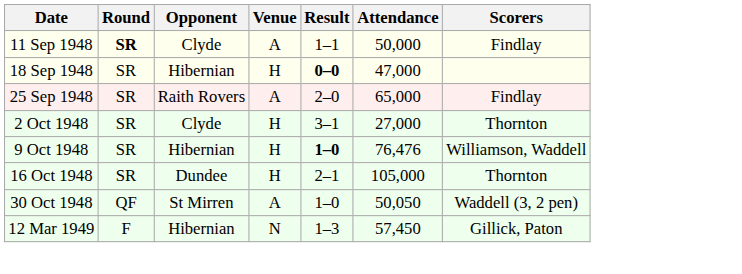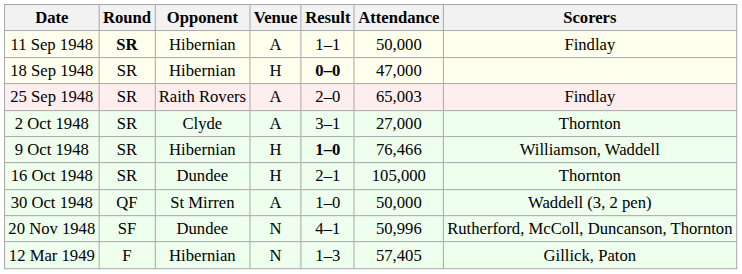(201, 44) Clyde -> (202, 44) Hibernian
(398, 96) 65,000 -> (399, 96) 65,003
(275, 123) H -> (276, 123) A
(398, 149) 76,476 -> (399, 149) 76,466
(398, 202) 50,050 -> (399, 202) 50,000
+ row: (52, 228)
(398, 228) 57,450 -> (399, 255) 57,405
